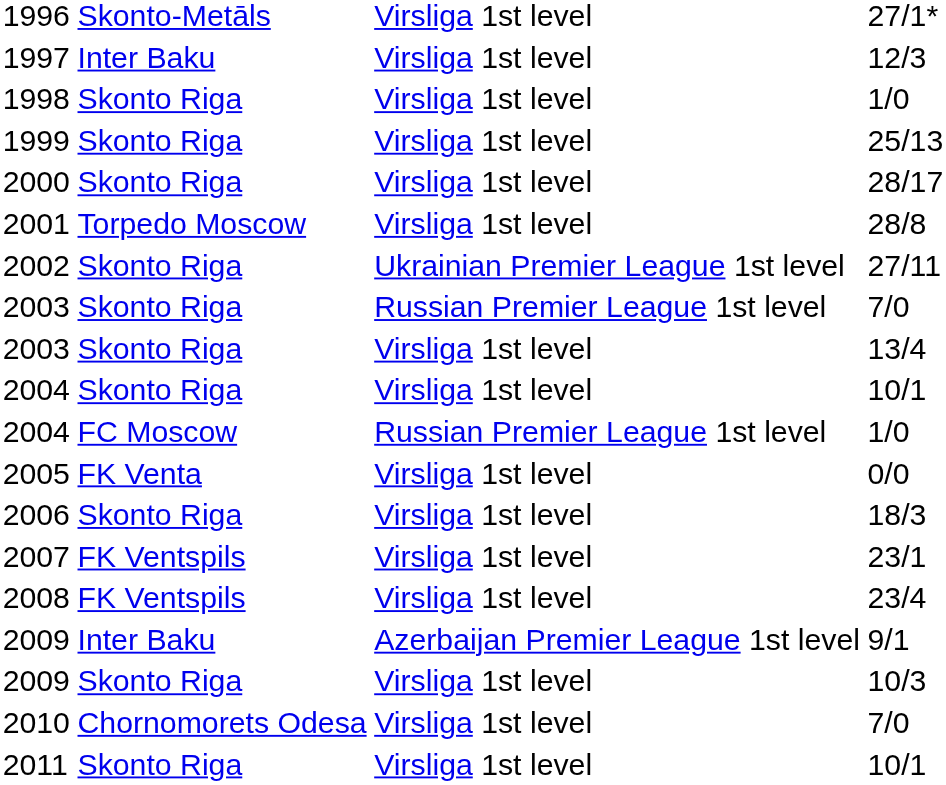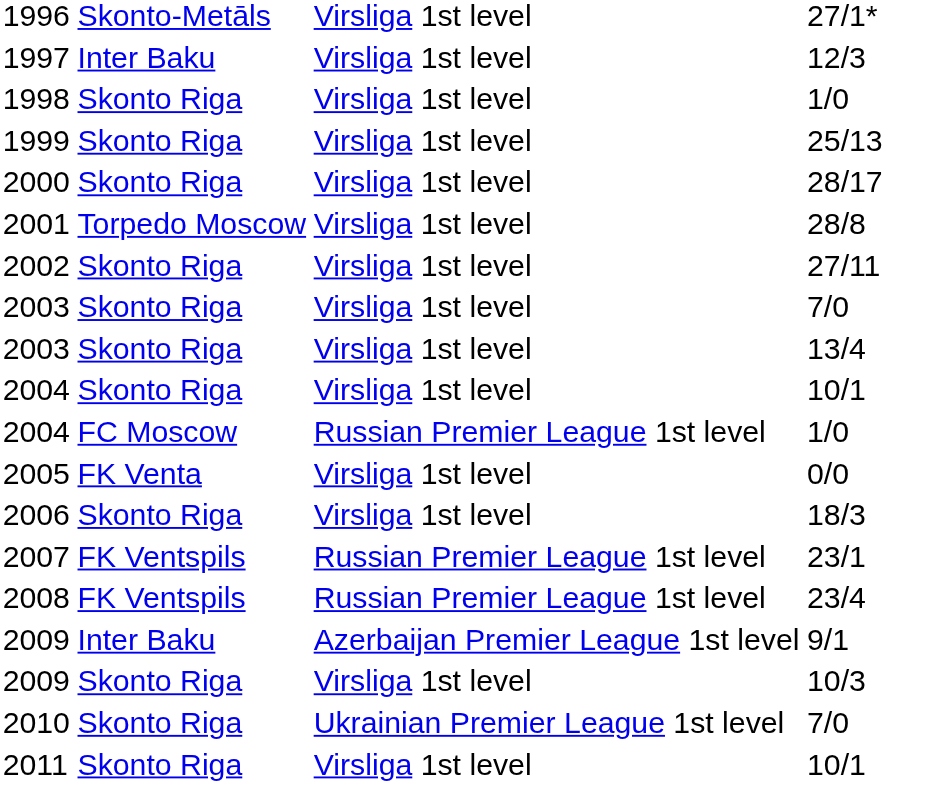(609, 265) Ukrainian Premier League 1st level -> (423, 265) Virsliga 1st level
(600, 307) Russian Premier League 1st level -> (423, 307) Virsliga 1st level
(483, 556) Virsliga 1st level -> (540, 556) Russian Premier League 1st level
(483, 598) Virsliga 1st level -> (540, 598) Russian Premier League 1st level
(222, 723) Chornomorets Odesa -> (160, 723) Skonto Riga
(483, 723) Virsliga 1st level -> (549, 723) Ukrainian Premier League 1st level
